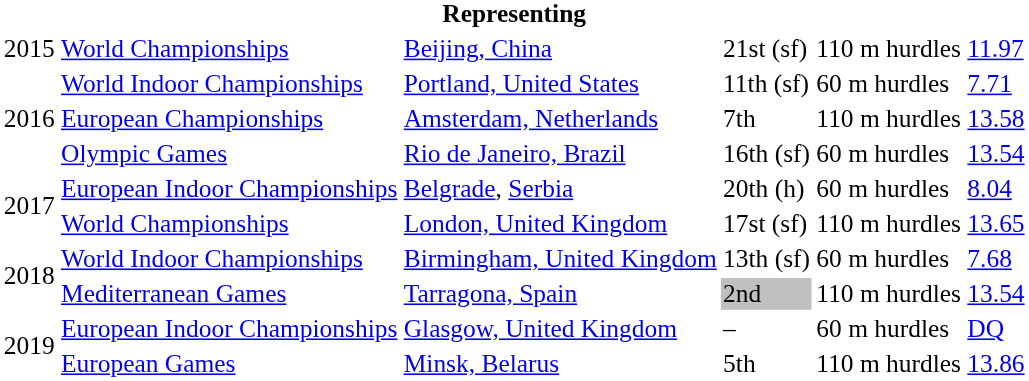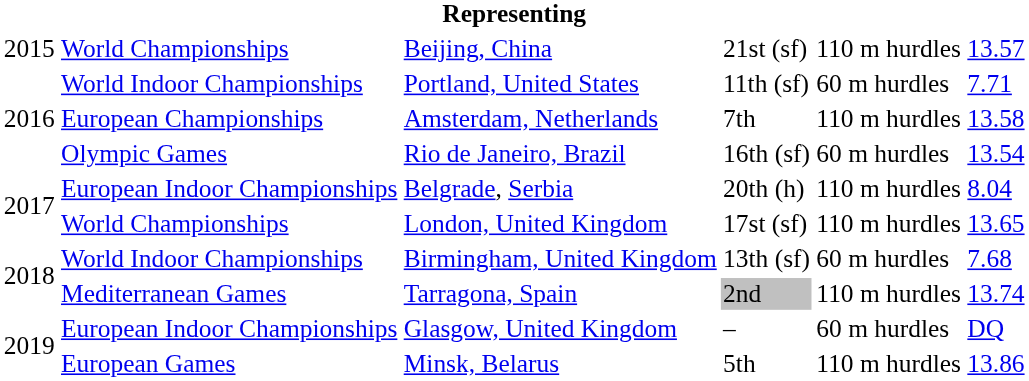(995, 48) 11.97 -> (996, 48) 13.57
(883, 188) 60 m hurdles -> (889, 188) 110 m hurdles
(996, 293) 13.54 -> (996, 293) 13.74
